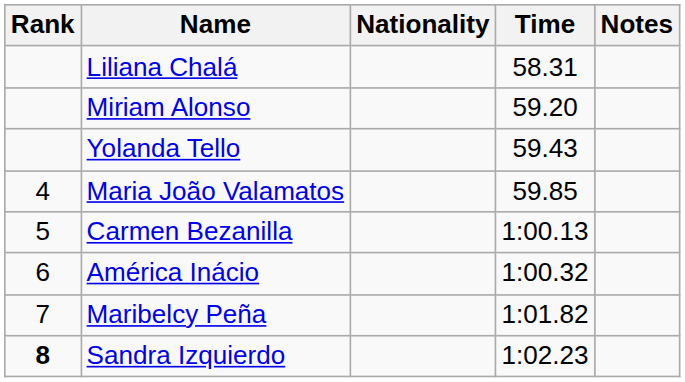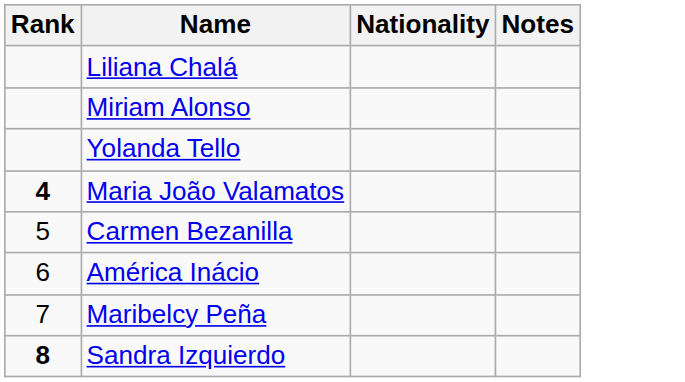- column: (545, 25)
(43, 190) normal -> (43, 190) bold
